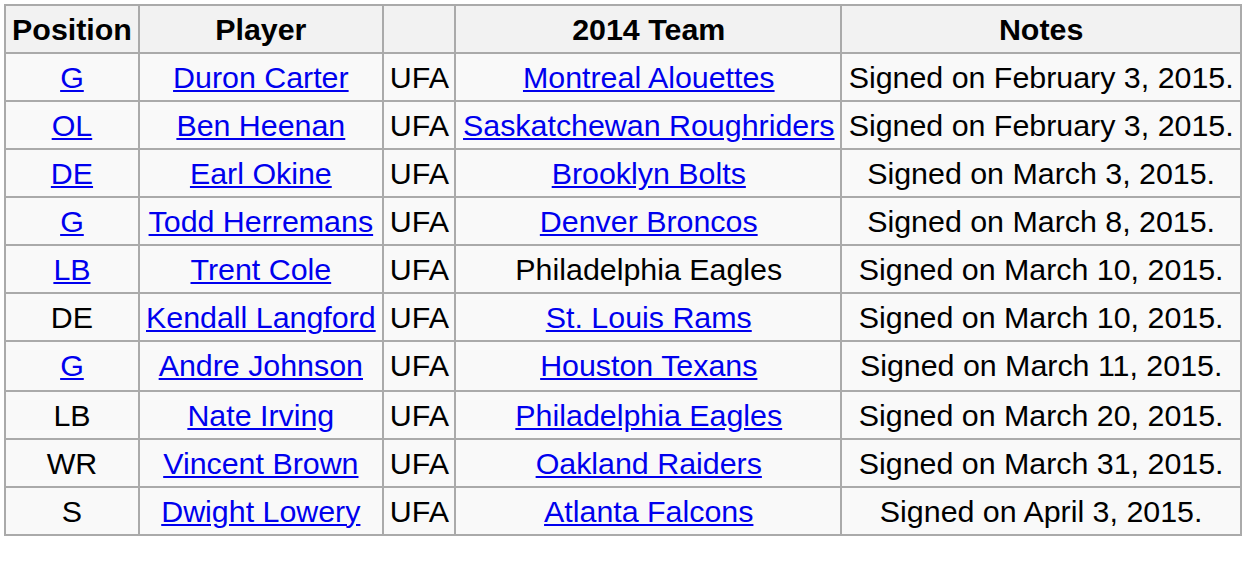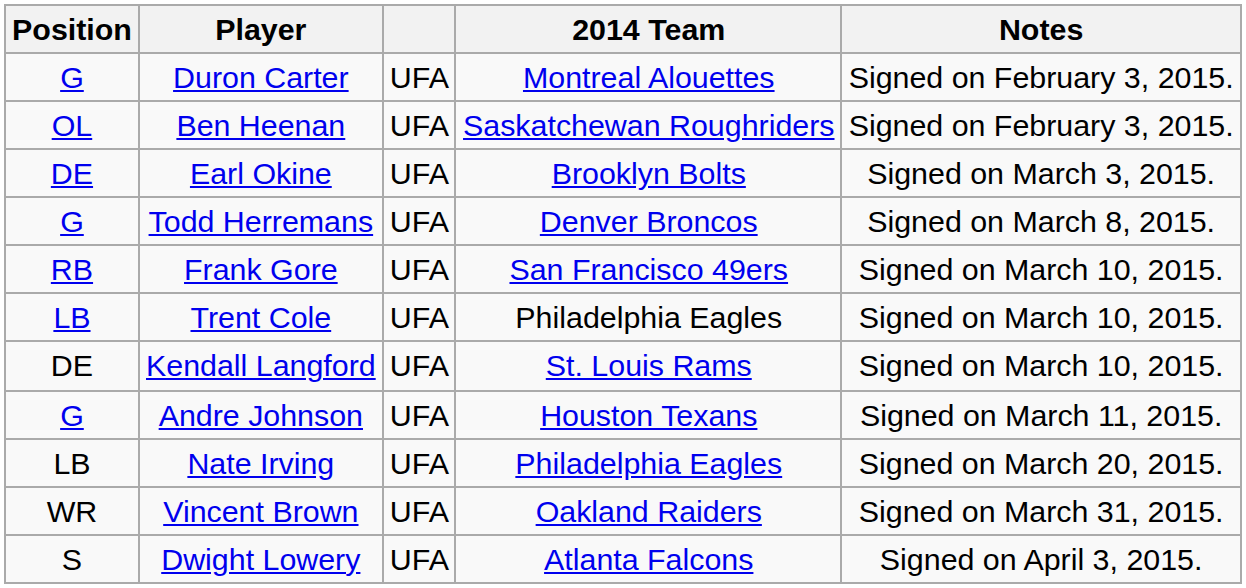+ row: (261, 270)
